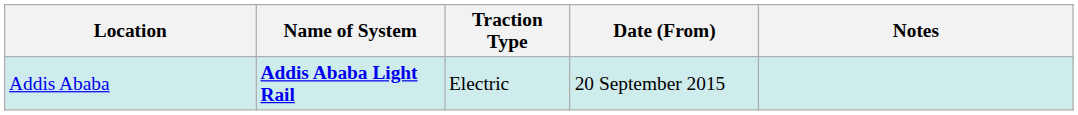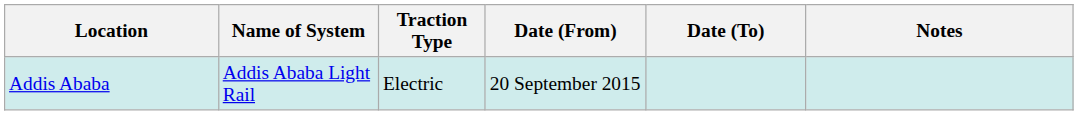+ column: (726, 30)
(339, 83) bold -> (296, 83) normal
